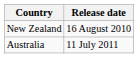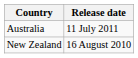rows swapped: (34, 28) <-> (25, 45)
